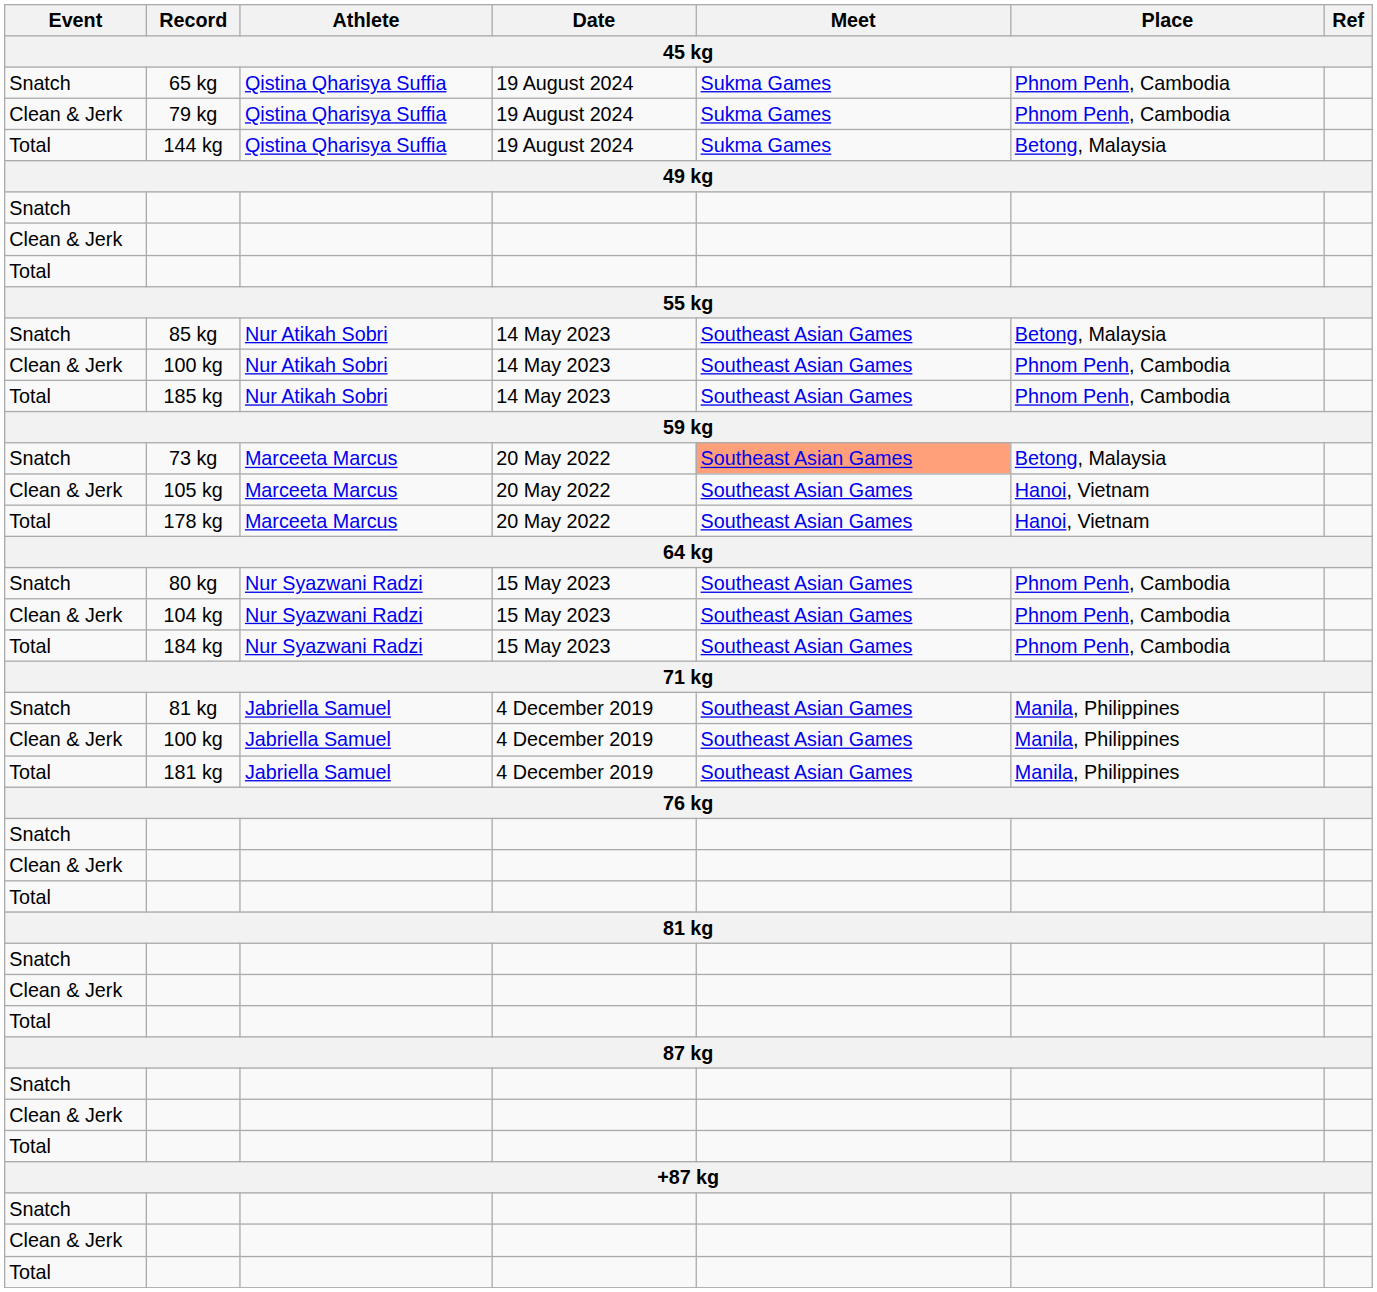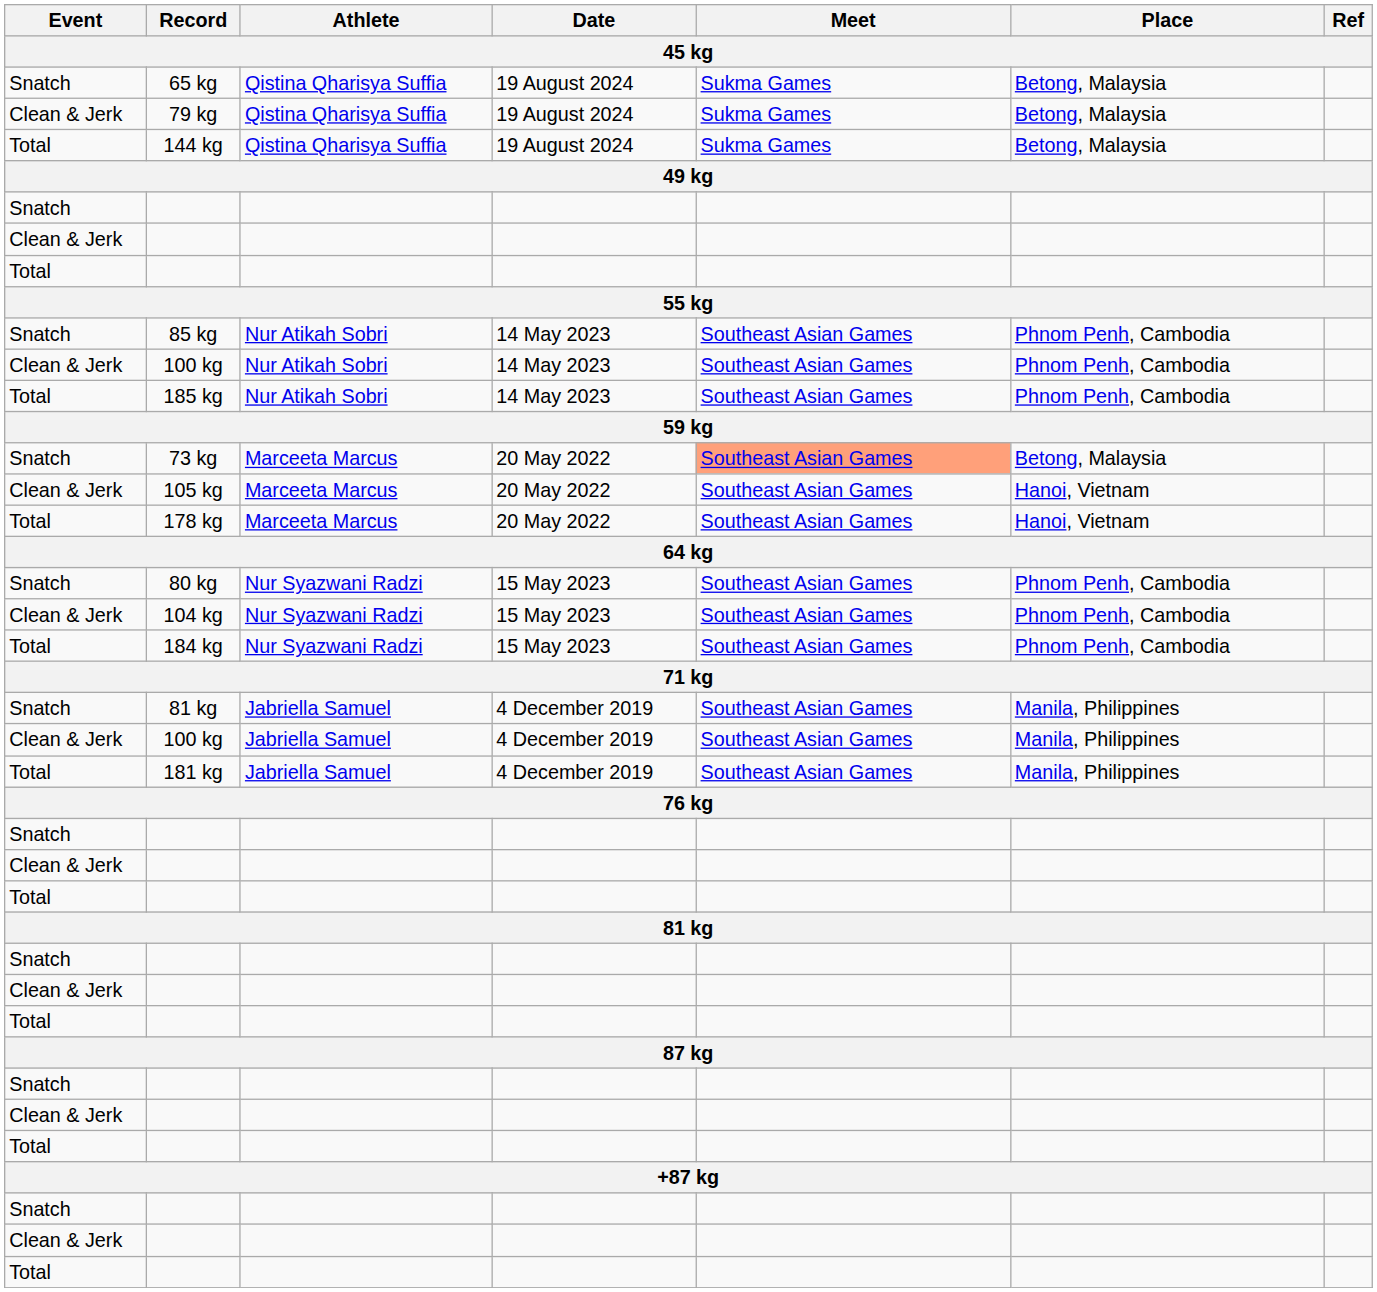(1122, 83) Phnom Penh, Cambodia -> (1091, 83) Betong, Malaysia
(1122, 114) Phnom Penh, Cambodia -> (1091, 114) Betong, Malaysia
(1091, 333) Betong, Malaysia -> (1122, 333) Phnom Penh, Cambodia
